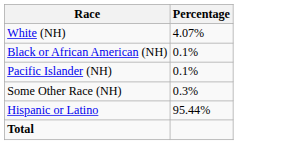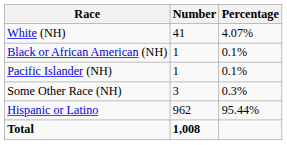+ column: (194, 14)
